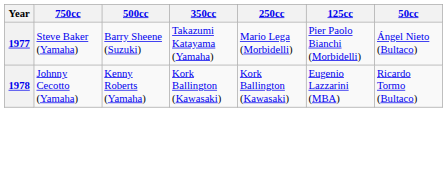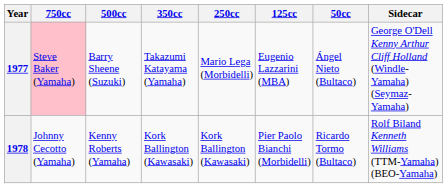+ column: (405, 13)
(62, 43) no background -> (54, 68) pink background
(335, 43) Pier Paolo Bianchi (Morbidelli) -> (278, 68) Eugenio Lazzarini (MBA)
(329, 86) Eugenio Lazzarini (MBA) -> (284, 149) Pier Paolo Bianchi (Morbidelli)
